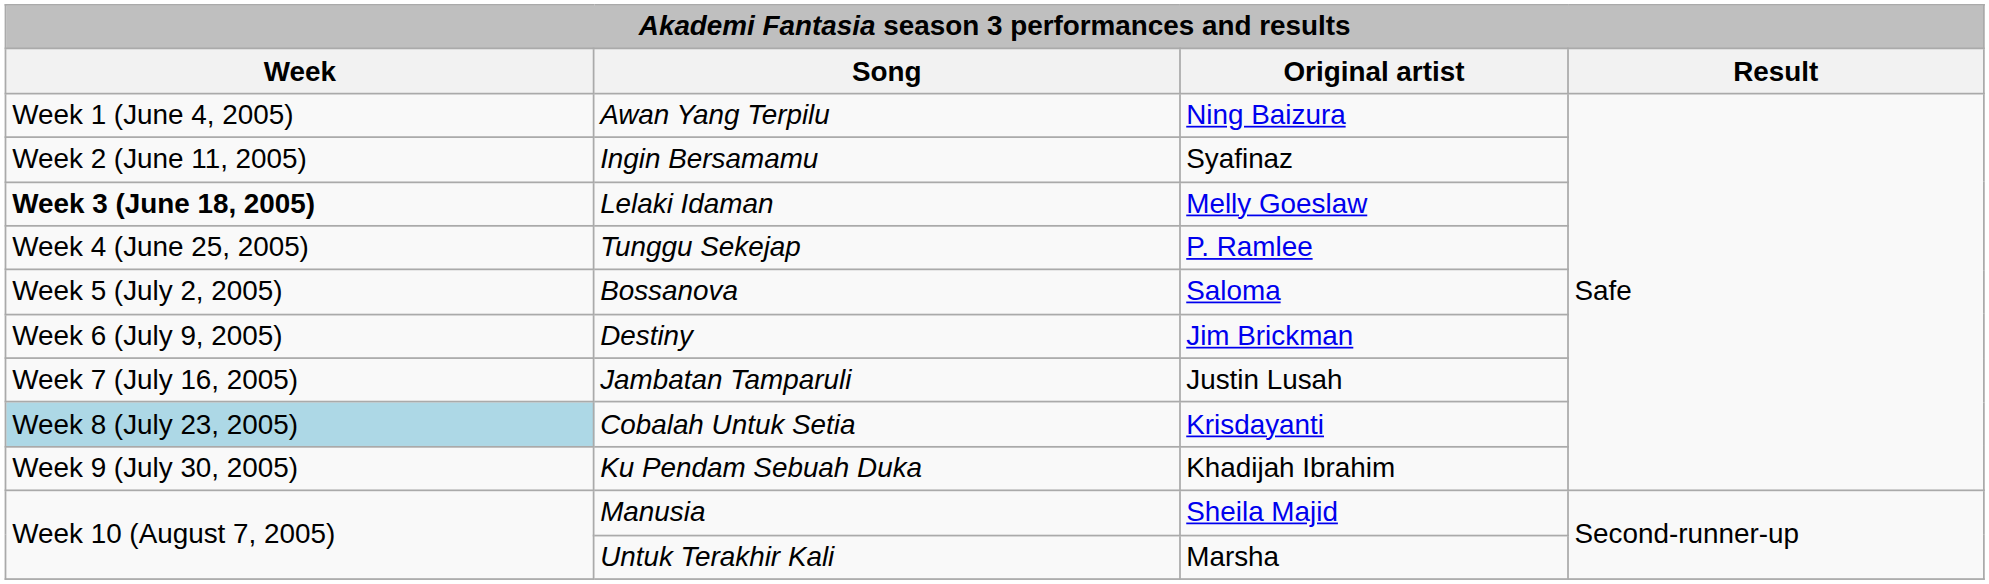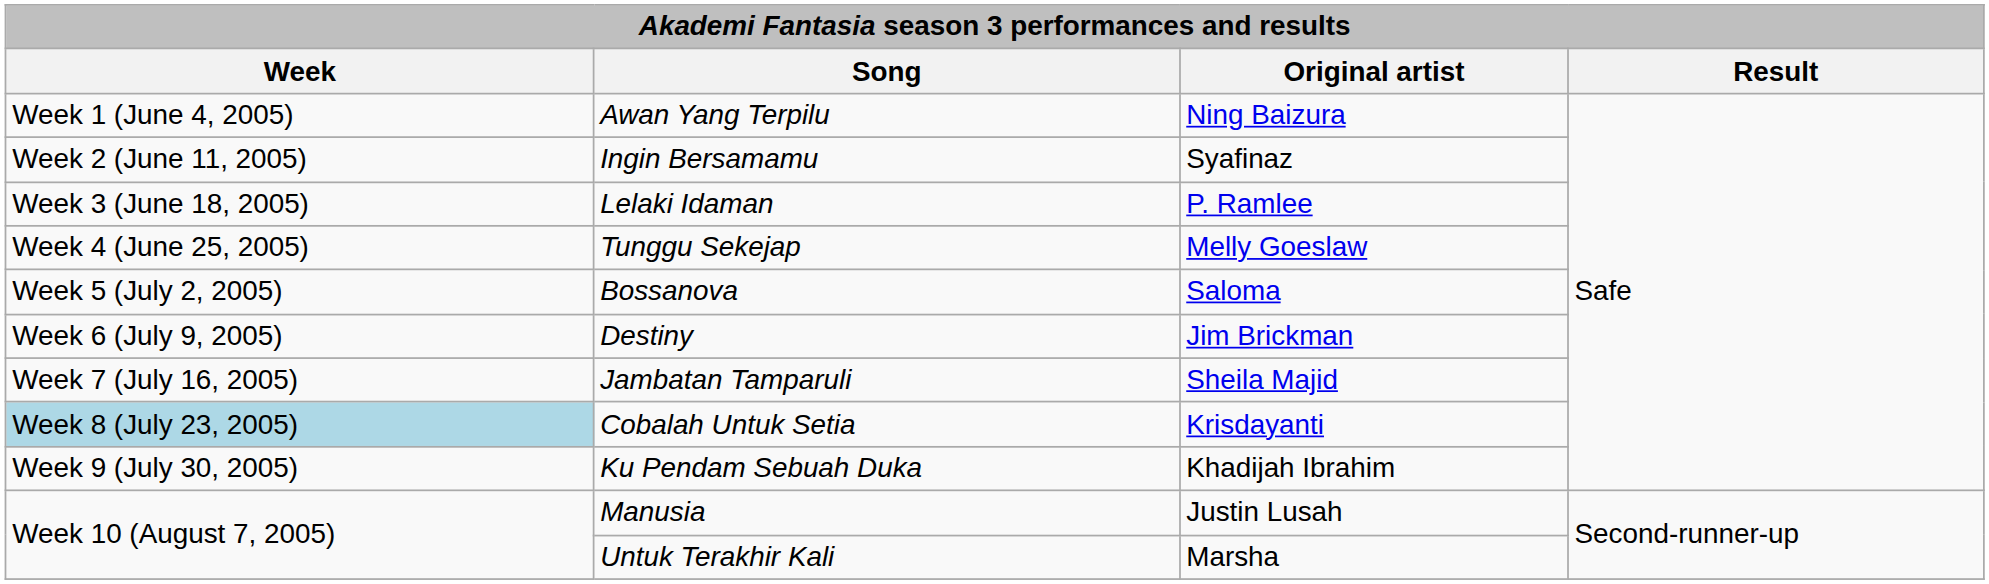(164, 203) bold -> (161, 203) normal
(1277, 203) Melly Goeslaw -> (1249, 203) P. Ramlee
(1249, 247) P. Ramlee -> (1277, 247) Melly Goeslaw
(1264, 379) Justin Lusah -> (1262, 379) Sheila Majid
(1262, 512) Sheila Majid -> (1264, 512) Justin Lusah
